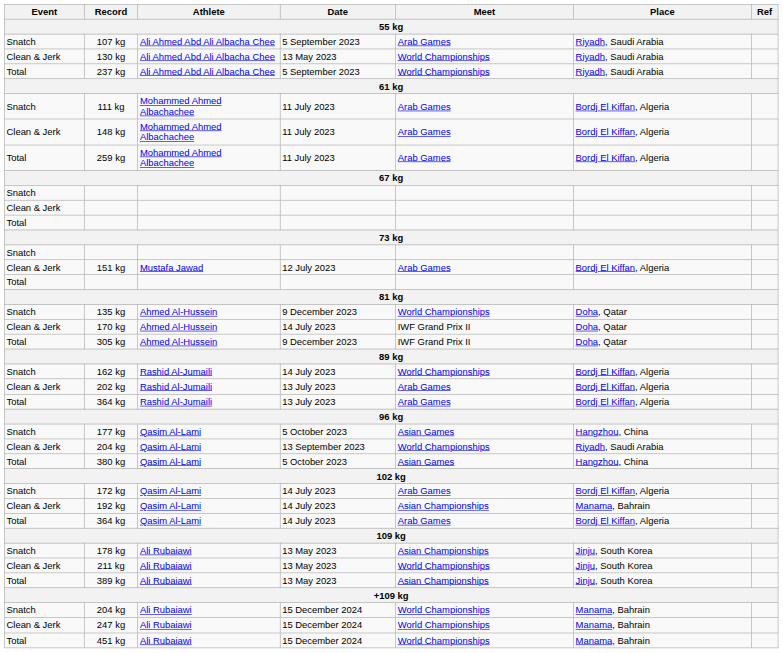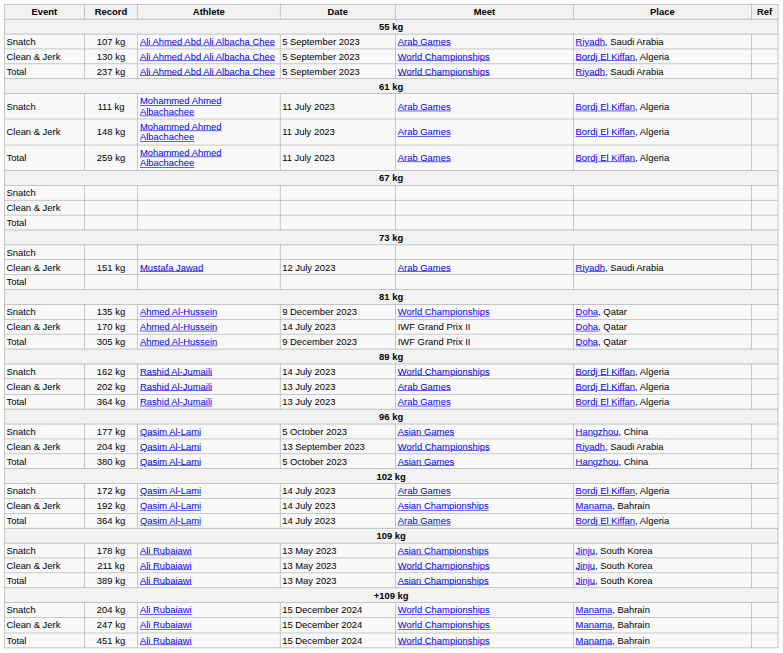(309, 57) 13 May 2023 -> (321, 57) 5 September 2023
(620, 57) Riyadh, Saudi Arabia -> (622, 57) Bordj El Kiffan, Algeria
(622, 267) Bordj El Kiffan, Algeria -> (620, 267) Riyadh, Saudi Arabia
